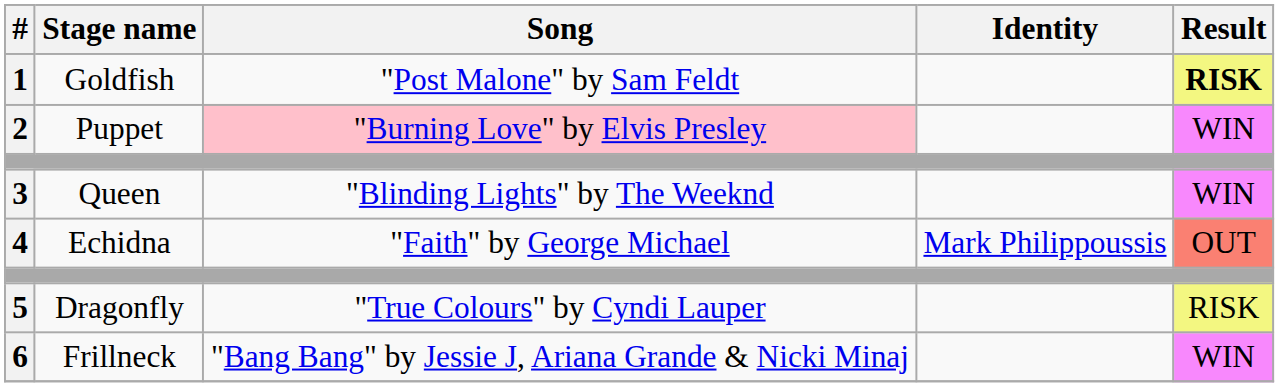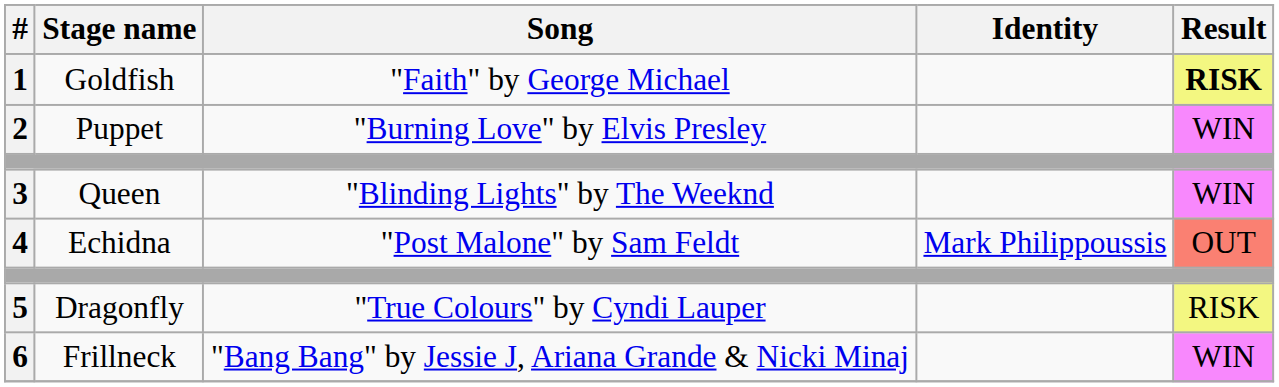(560, 79) "Post Malone" by Sam Feldt -> (560, 79) "Faith" by George Michael
(560, 128) pink background -> (560, 128) no background
(560, 242) "Faith" by George Michael -> (560, 242) "Post Malone" by Sam Feldt
